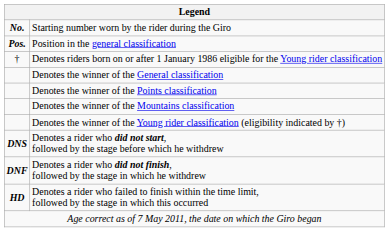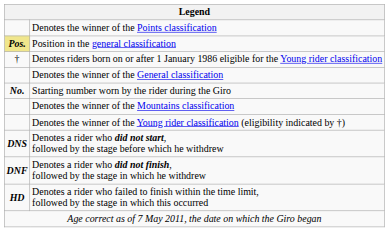rows swapped: (132, 28) <-> (124, 91)
(17, 43) no background -> (17, 43) khaki background
